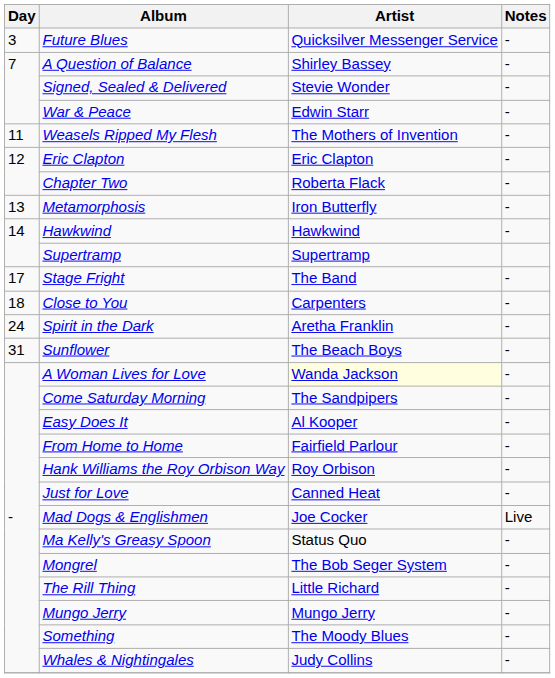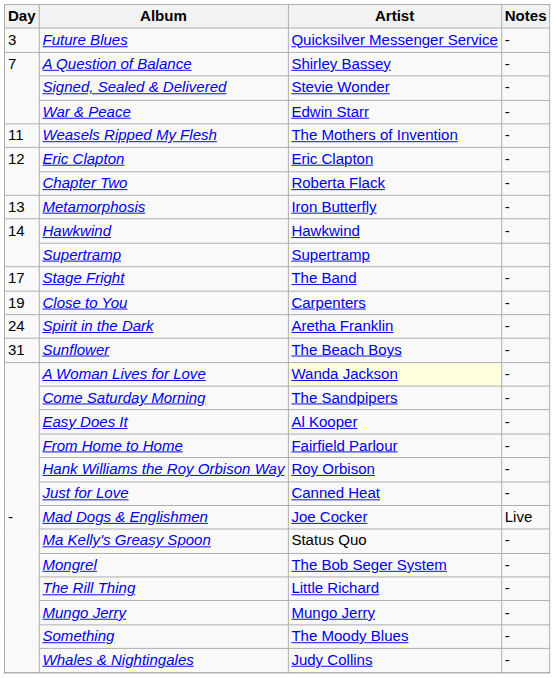(16, 302) 18 -> (16, 302) 19
